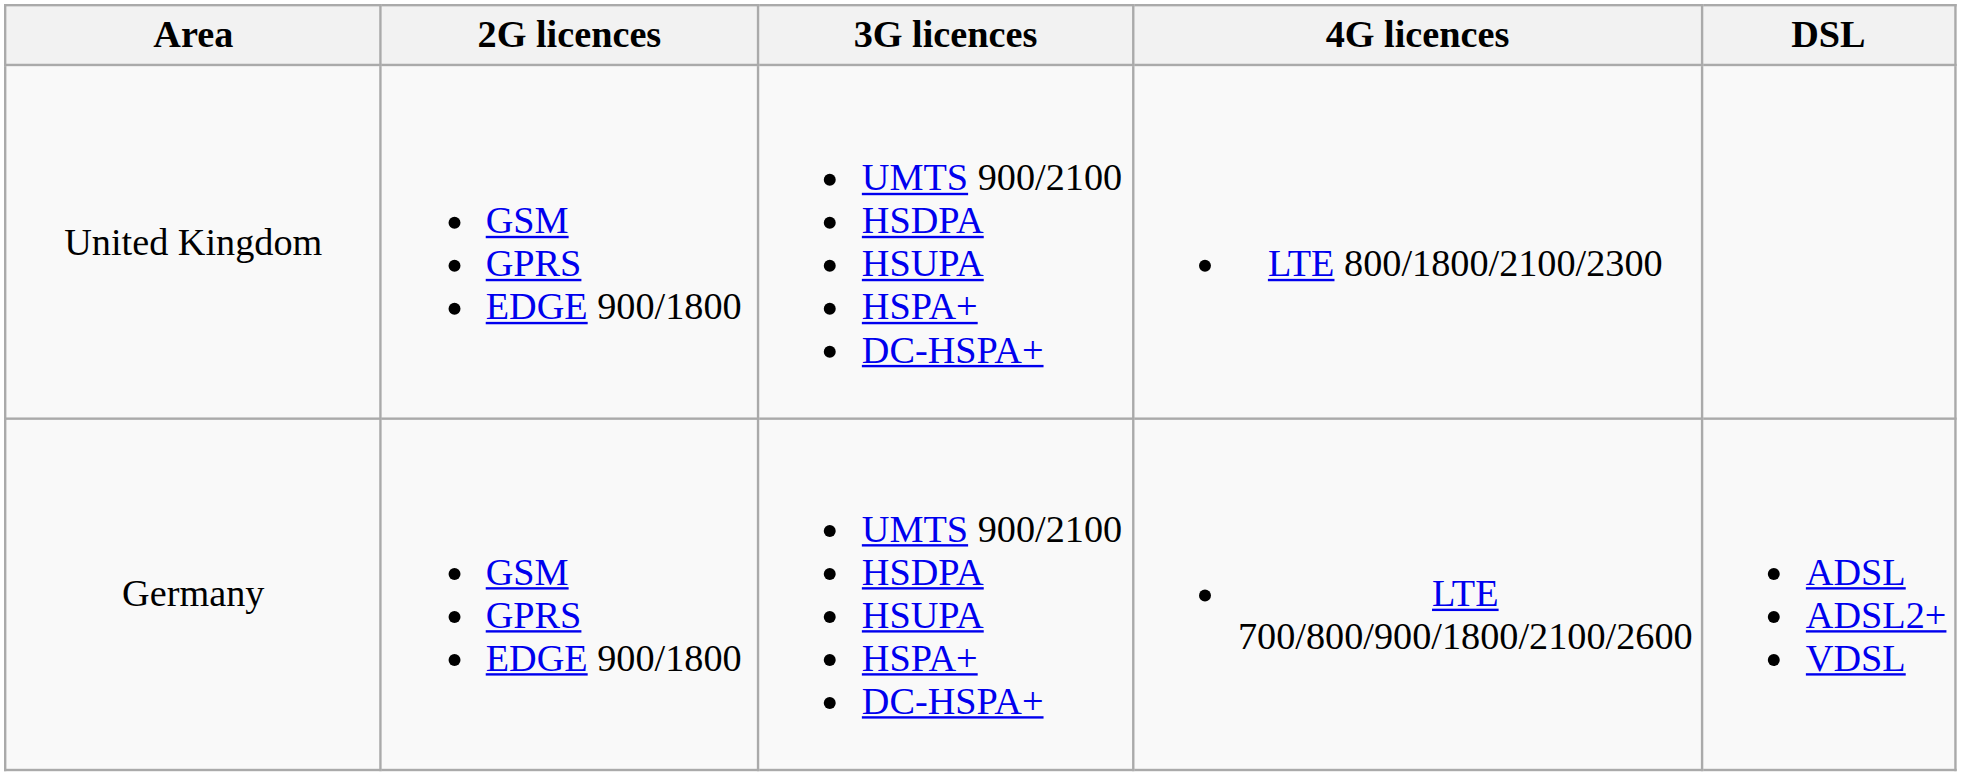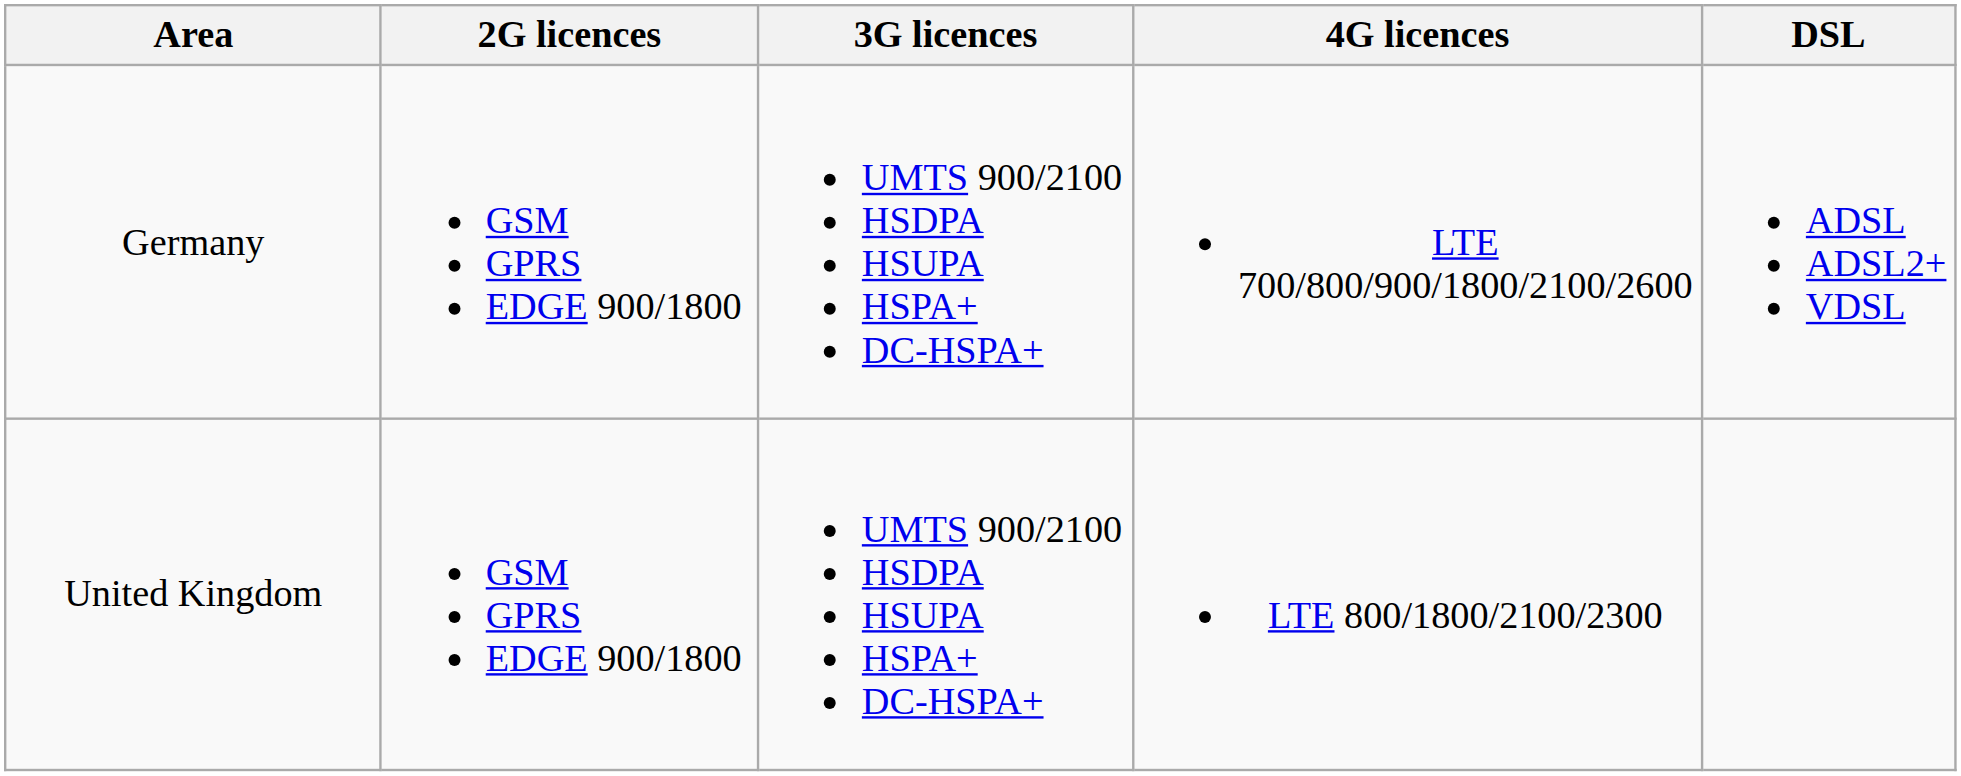rows swapped: (193, 241) <-> (193, 593)
